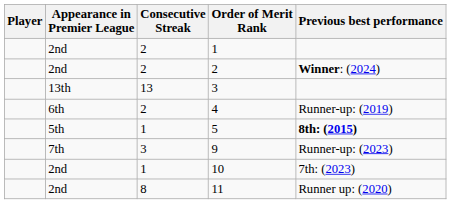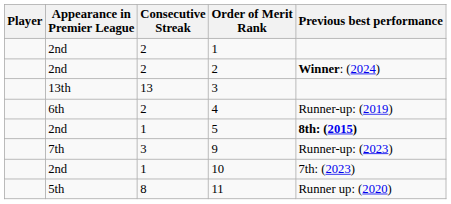(56, 128) 5th -> (58, 128) 2nd
(58, 189) 2nd -> (56, 189) 5th
